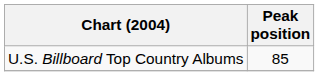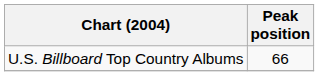(280, 58) 85 -> (280, 58) 66
